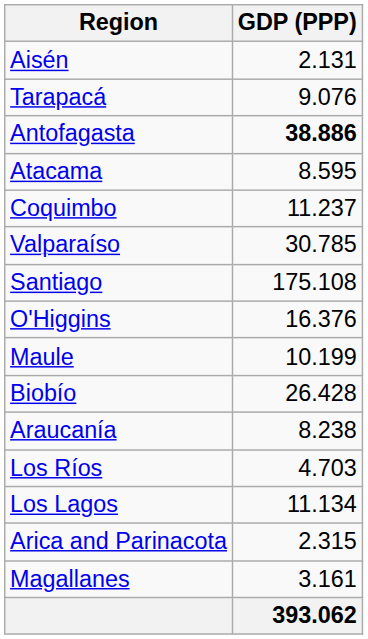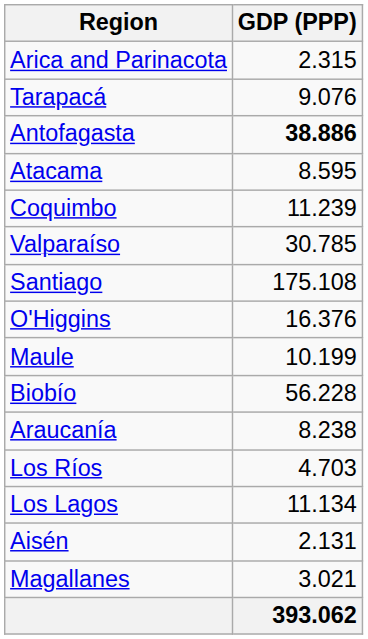rows swapped: (119, 541) <-> (39, 60)
(322, 208) 11.237 -> (322, 208) 11.239
(321, 393) 26.428 -> (321, 393) 56.228
(327, 578) 3.161 -> (327, 578) 3.021
